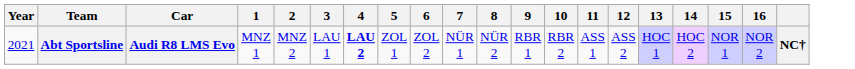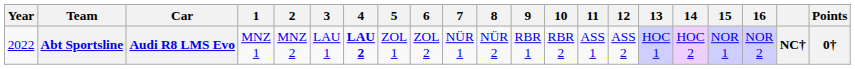+ column: (830, 15)
(21, 44) 2021 -> (21, 44) 2022
